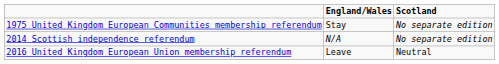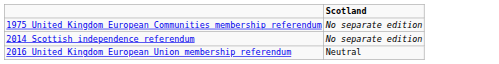- column: (359, 11)
